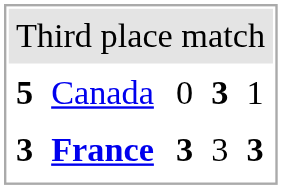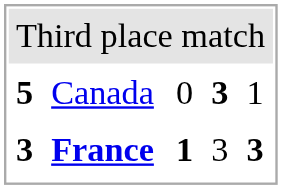(184, 149) 3 -> (184, 149) 1
